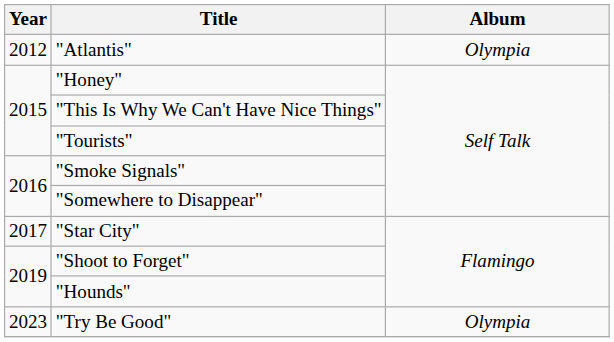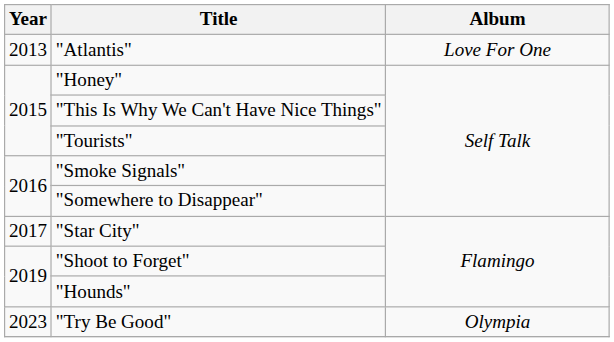(28, 49) 2012 -> (28, 49) 2013
(497, 49) Olympia -> (497, 49) Love For One
